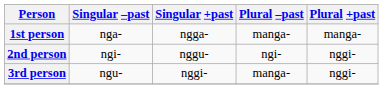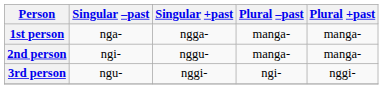(271, 53) ngi- -> (271, 53) manga-
(342, 53) nggi- -> (342, 53) manga-
(271, 73) manga- -> (271, 73) ngi-
